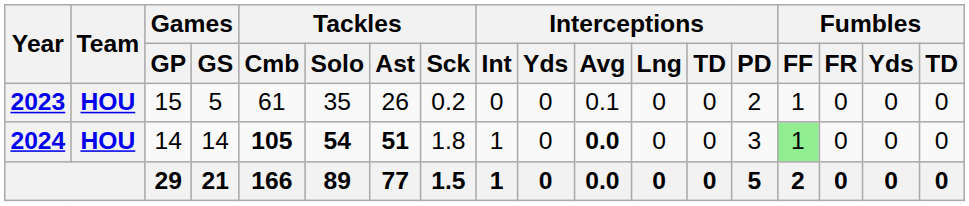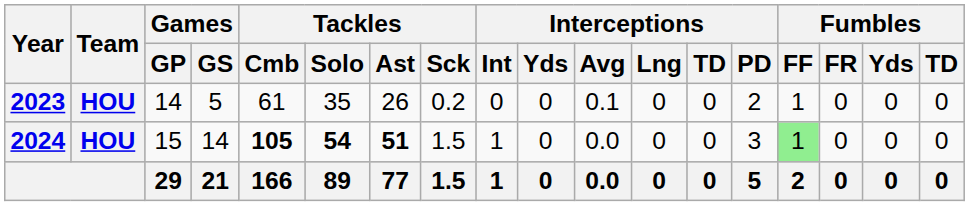(168, 102) 15 -> (168, 102) 14
(168, 141) 14 -> (168, 141) 15
(448, 141) 1.8 -> (448, 141) 1.5
(602, 141) bold -> (602, 141) normal
